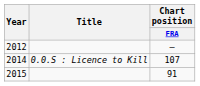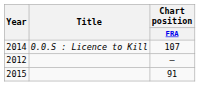rows swapped: (17, 47) <-> (17, 60)
